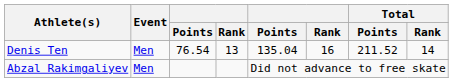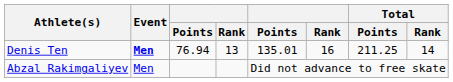(144, 50) normal -> (144, 50) bold
(193, 50) 76.54 -> (193, 50) 76.94
(277, 50) 135.04 -> (277, 50) 135.01
(378, 50) 211.52 -> (378, 50) 211.25
